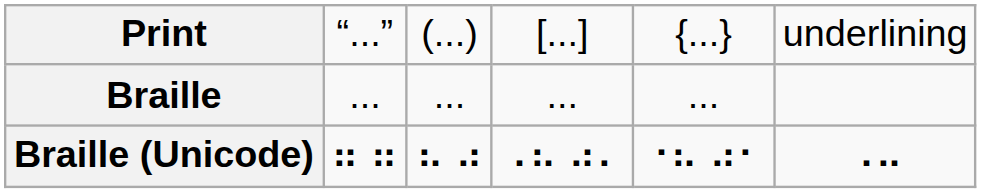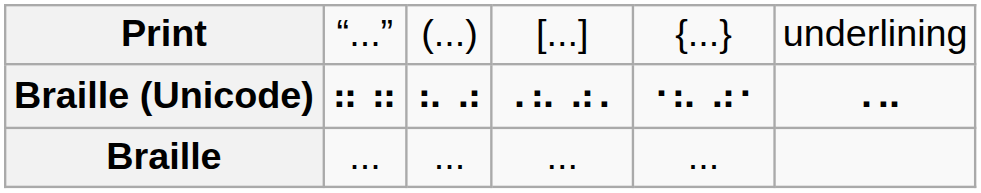rows swapped: (164, 94) <-> (164, 155)
